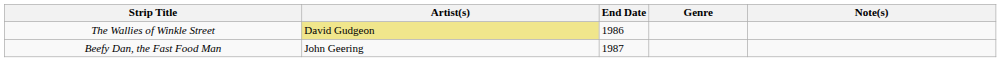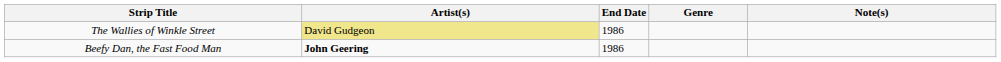(334, 48) normal -> (336, 48) bold
(613, 48) 1987 -> (613, 48) 1986
